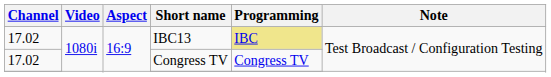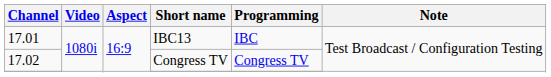(24, 37) 17.02 -> (24, 37) 17.01
(246, 37) khaki background -> (246, 37) no background
